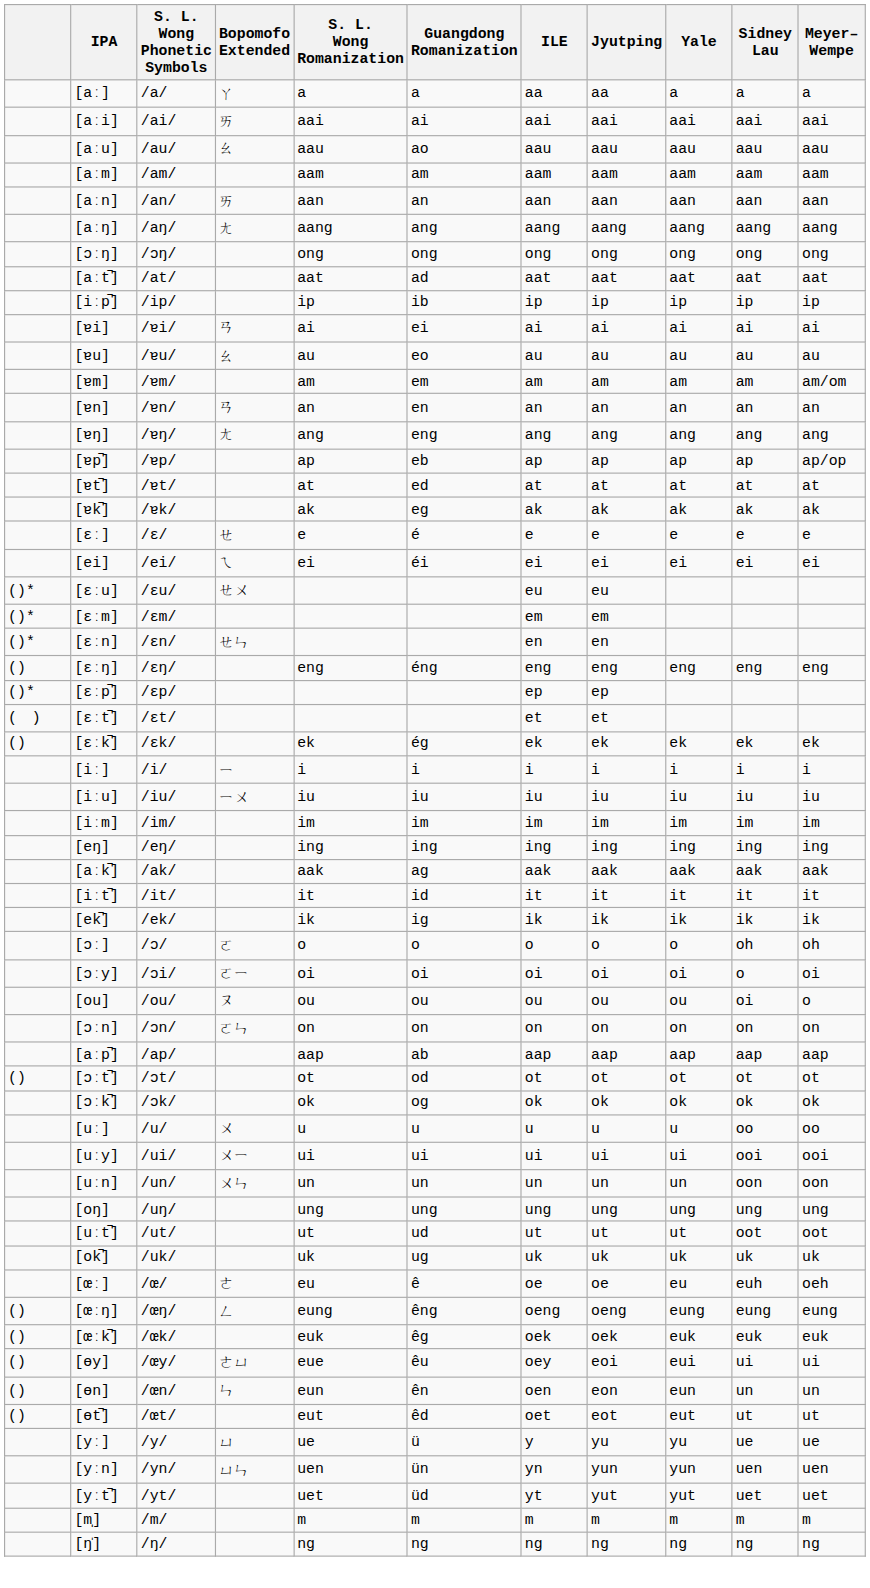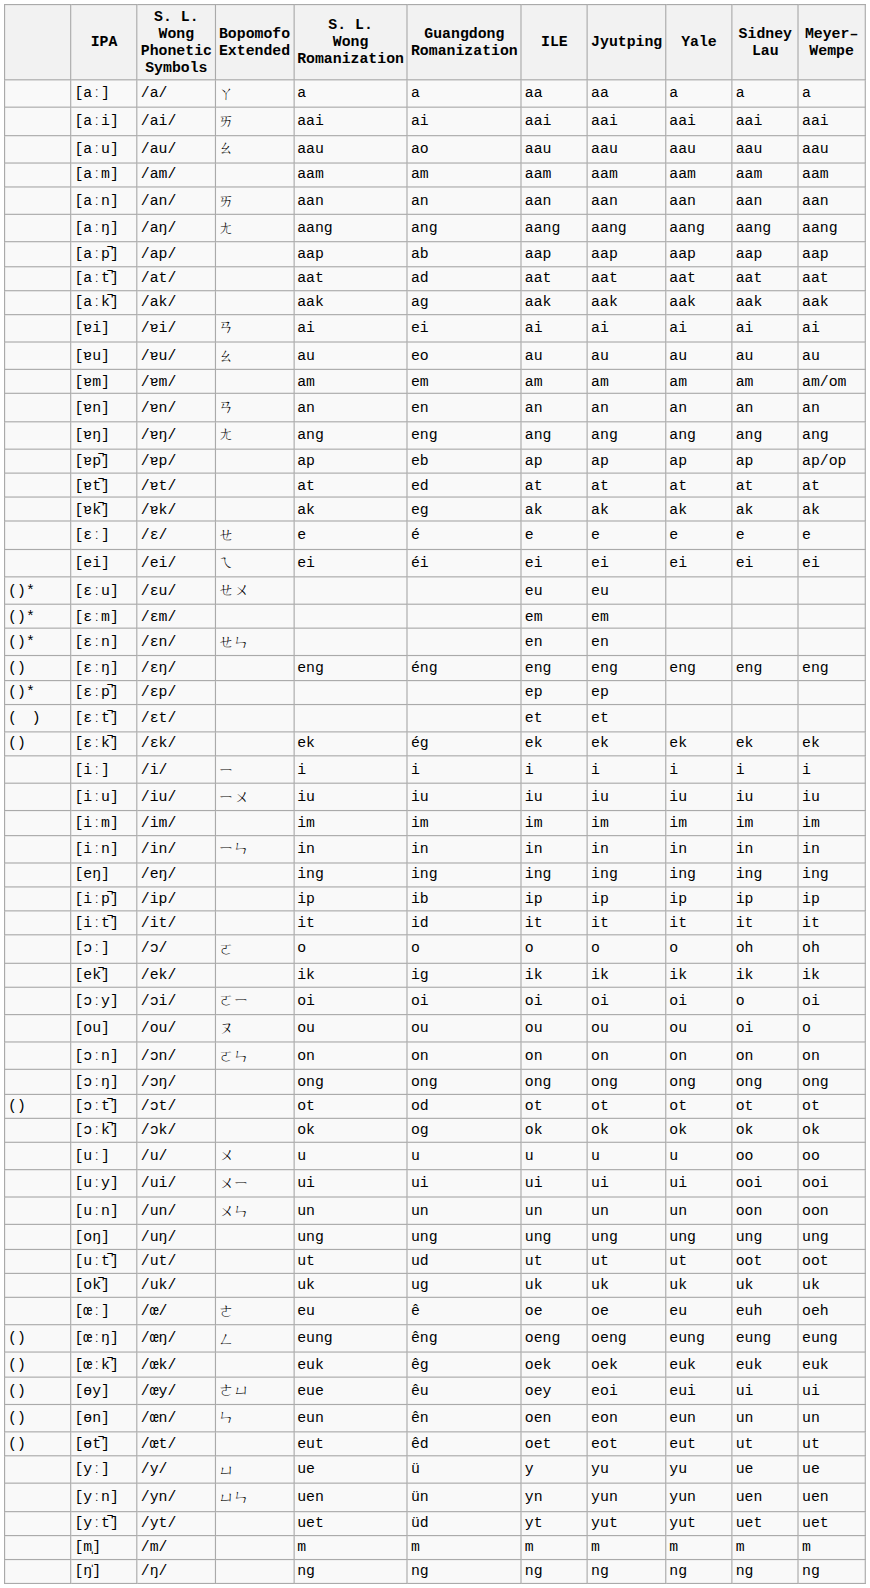rows swapped: (97, 1054) <-> (97, 254)
rows swapped: (97, 871) <-> (97, 302)
+ row: (97, 849)
rows swapped: (92, 920) <-> (92, 946)
